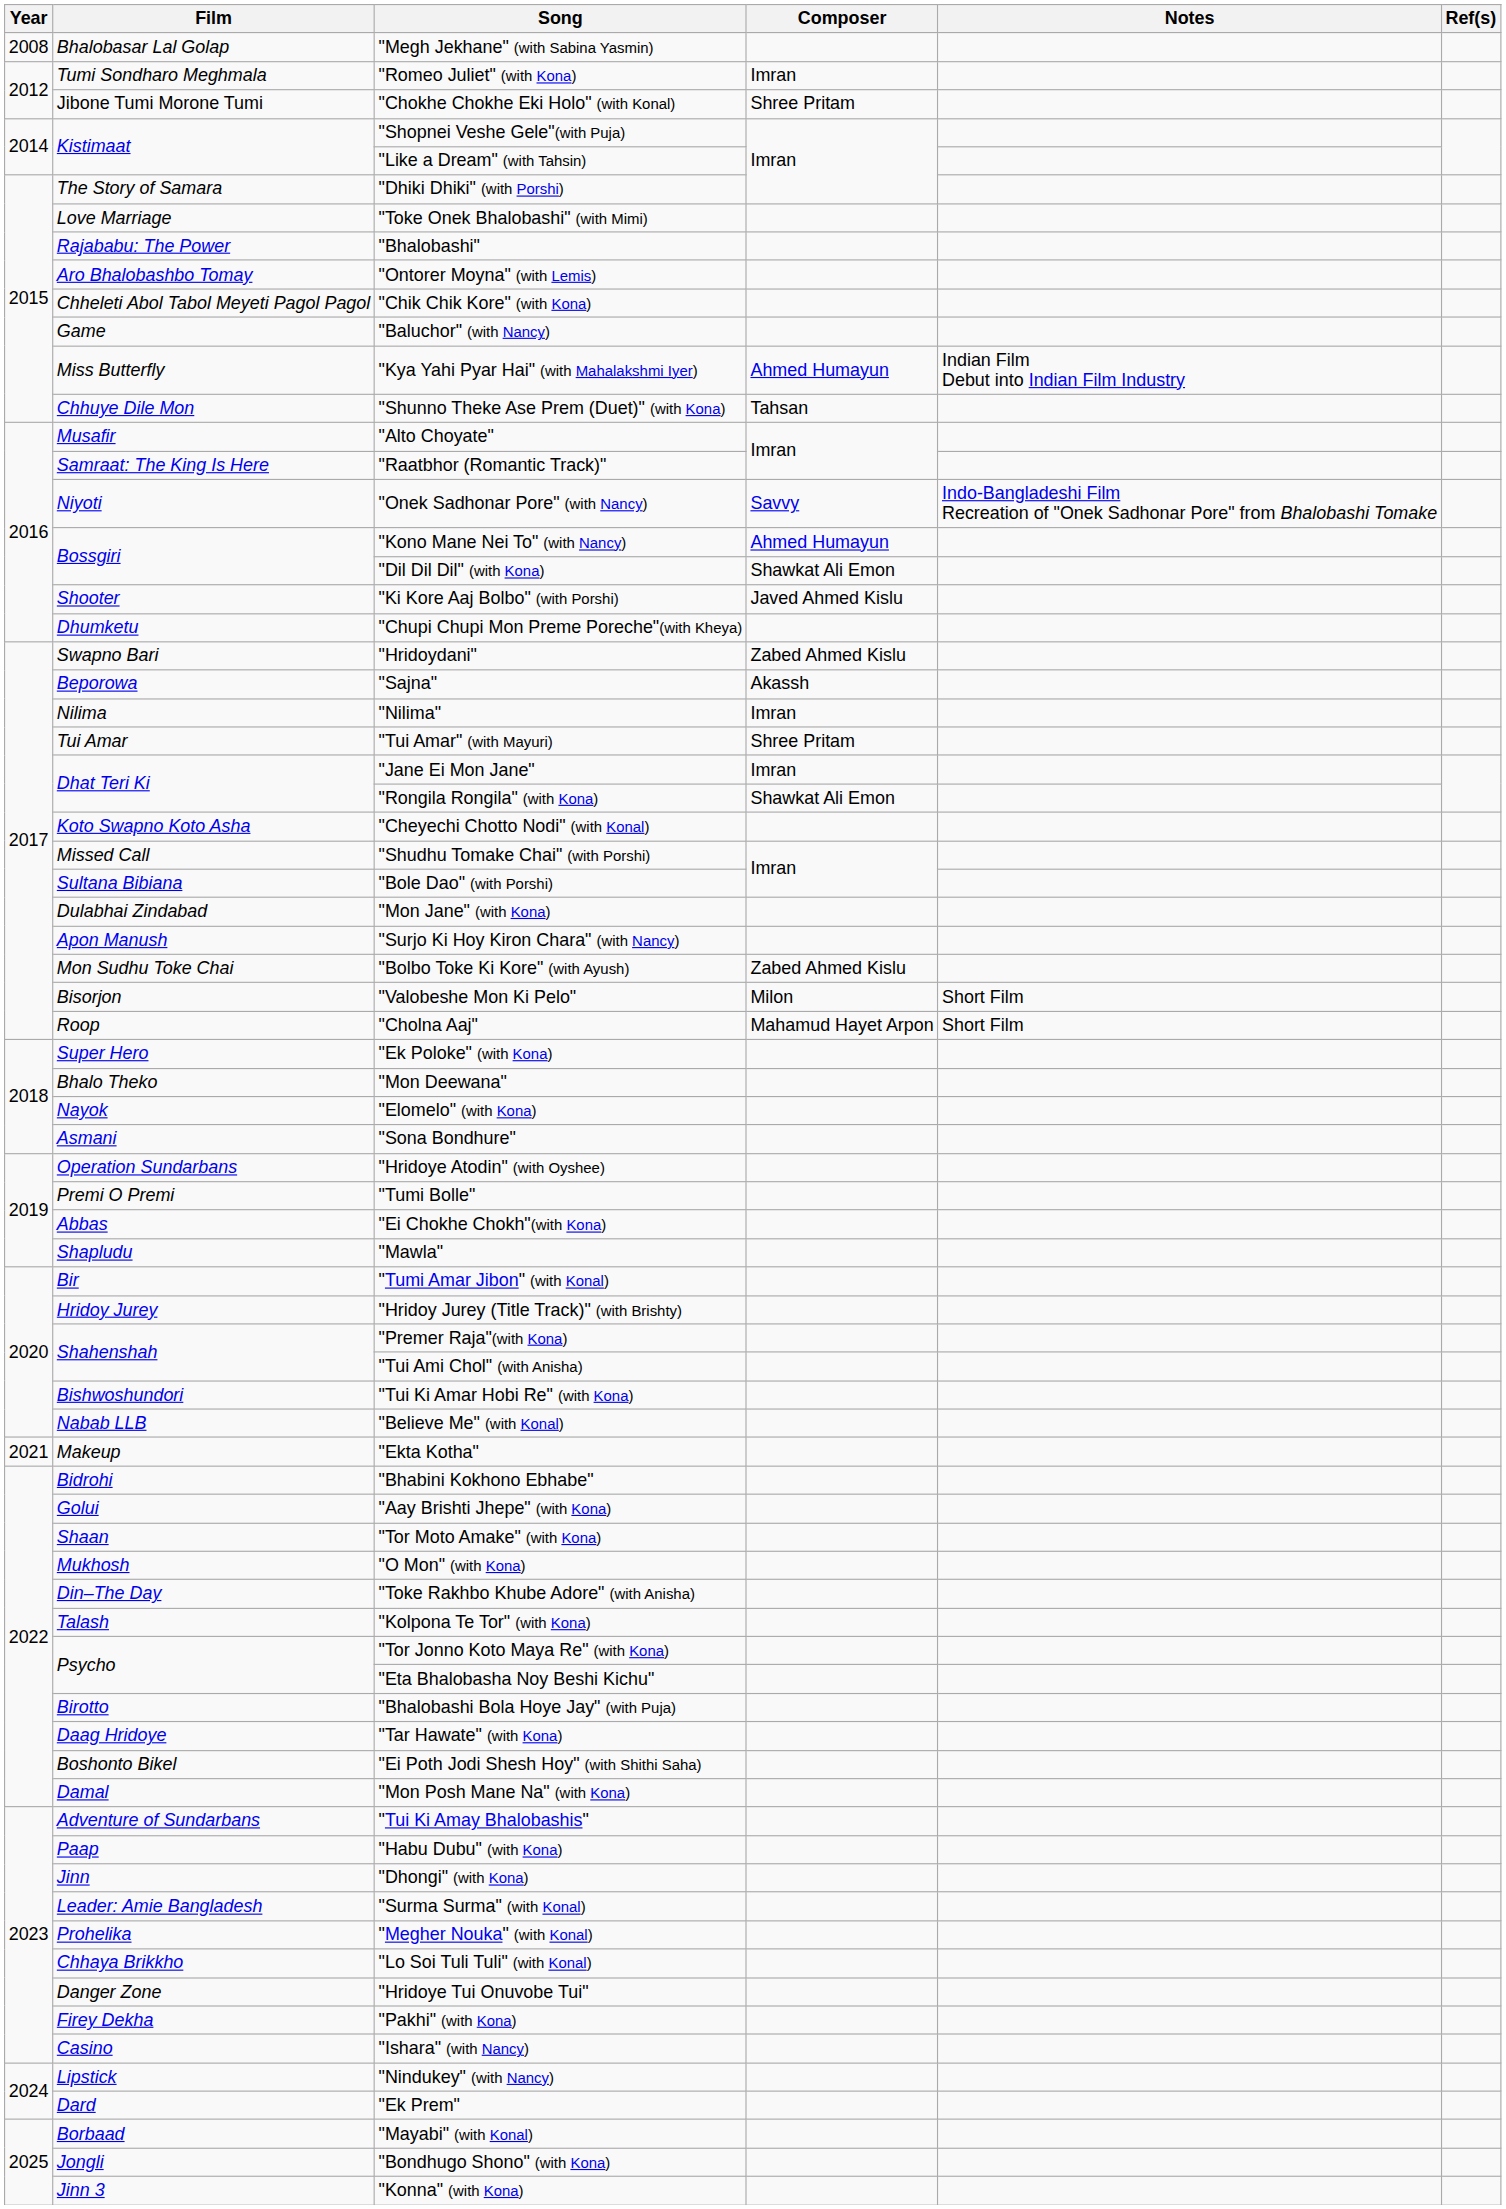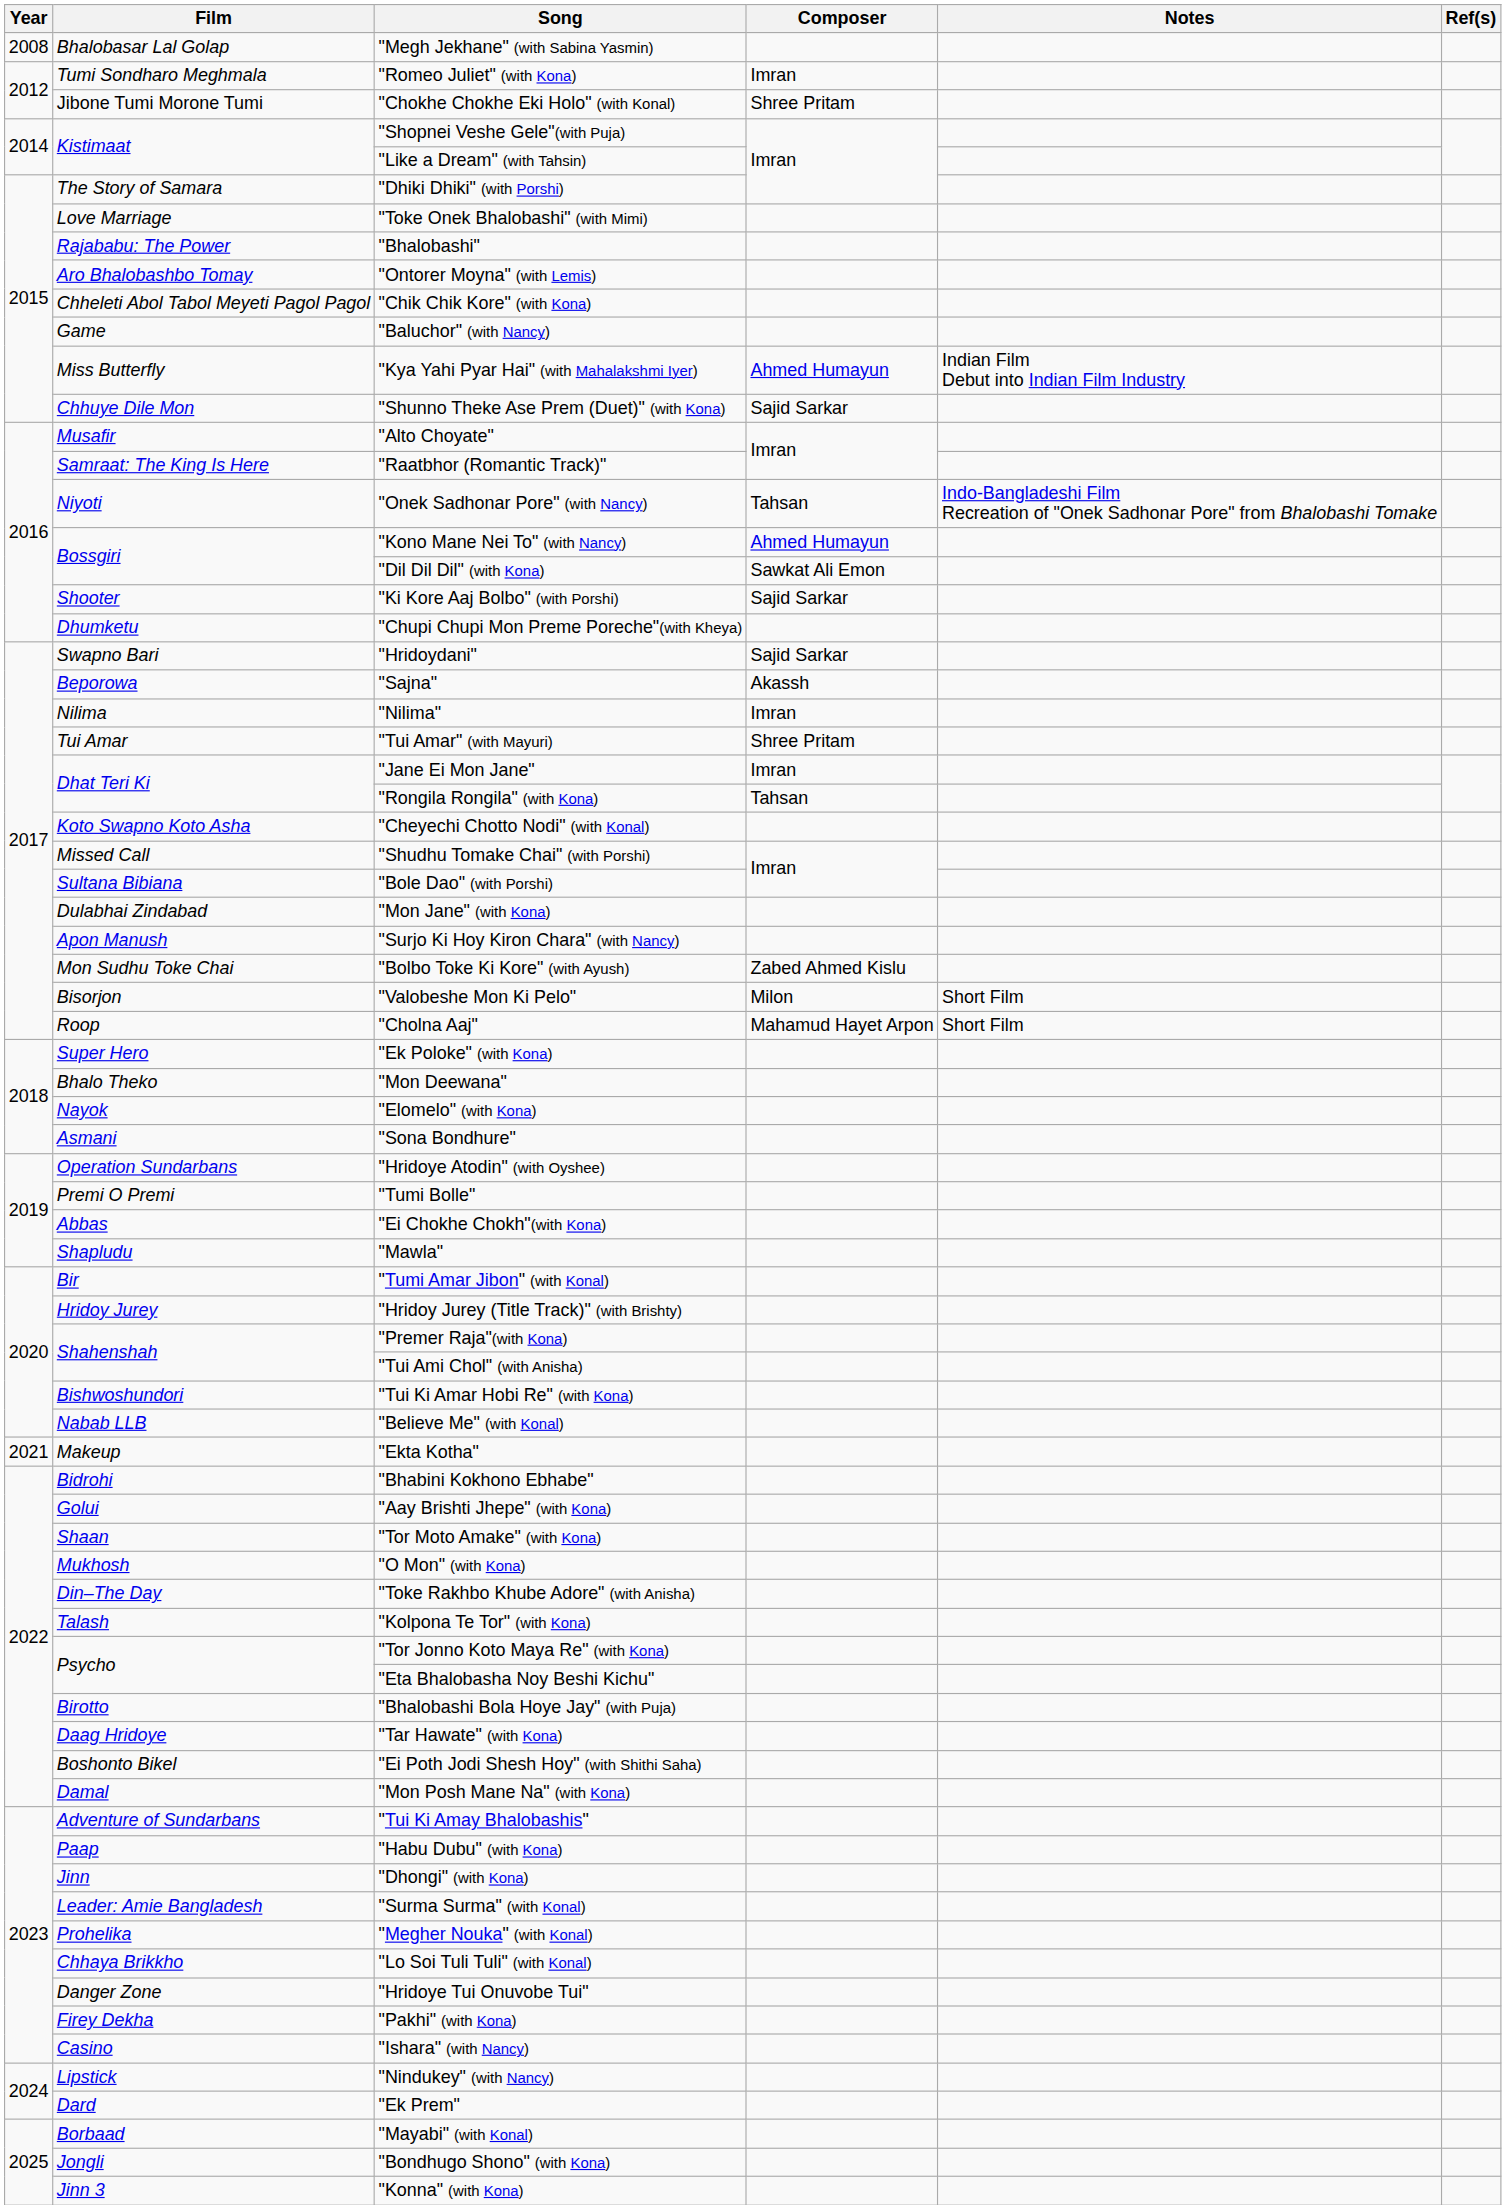(779, 408) Tahsan -> (799, 408) Sajid Sarkar
(775, 503) Savvy -> (779, 503) Tahsan
(823, 570) Shawkat Ali Emon -> (818, 570) Sawkat Ali Emon
(827, 599) Javed Ahmed Kislu -> (799, 599) Sajid Sarkar
(828, 655) Zabed Ahmed Kislu -> (799, 655) Sajid Sarkar
(823, 797) Shawkat Ali Emon -> (779, 797) Tahsan
